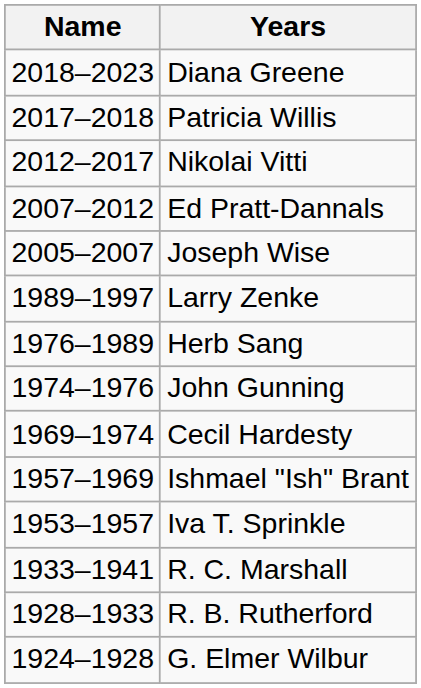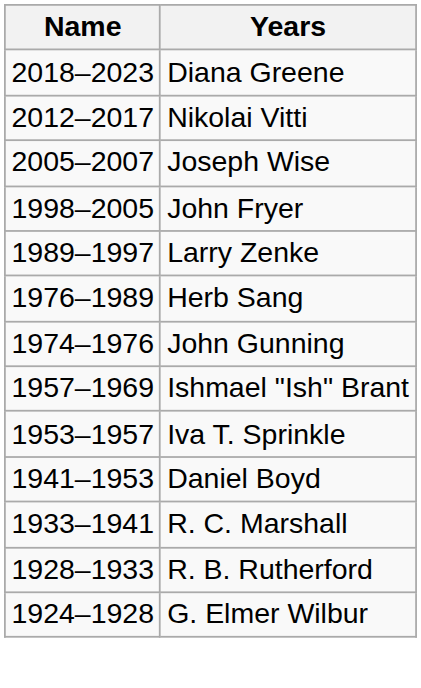- row: (252, 117)
- row: (276, 207)
+ row: (235, 207)
- row: (260, 433)
+ row: (244, 478)
